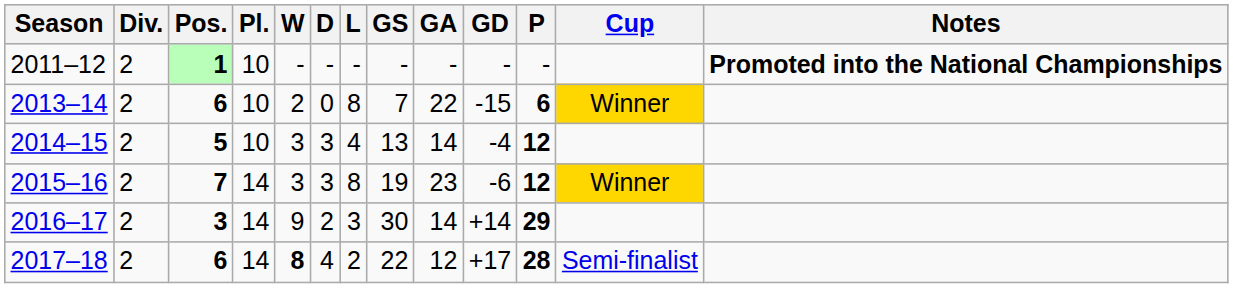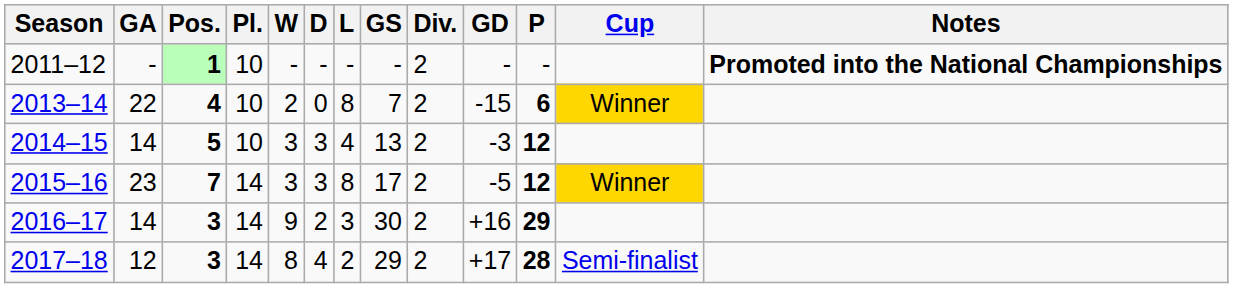columns swapped: (141, 24) <-> (439, 24)
(220, 103) 6 -> (214, 103) 4
(500, 143) -4 -> (500, 143) -3
(394, 182) 19 -> (388, 182) 17
(500, 182) -6 -> (500, 182) -5
(490, 222) +14 -> (490, 222) +16
(220, 261) 6 -> (214, 261) 3
(298, 261) bold -> (291, 261) normal
(394, 261) 22 -> (388, 261) 29
